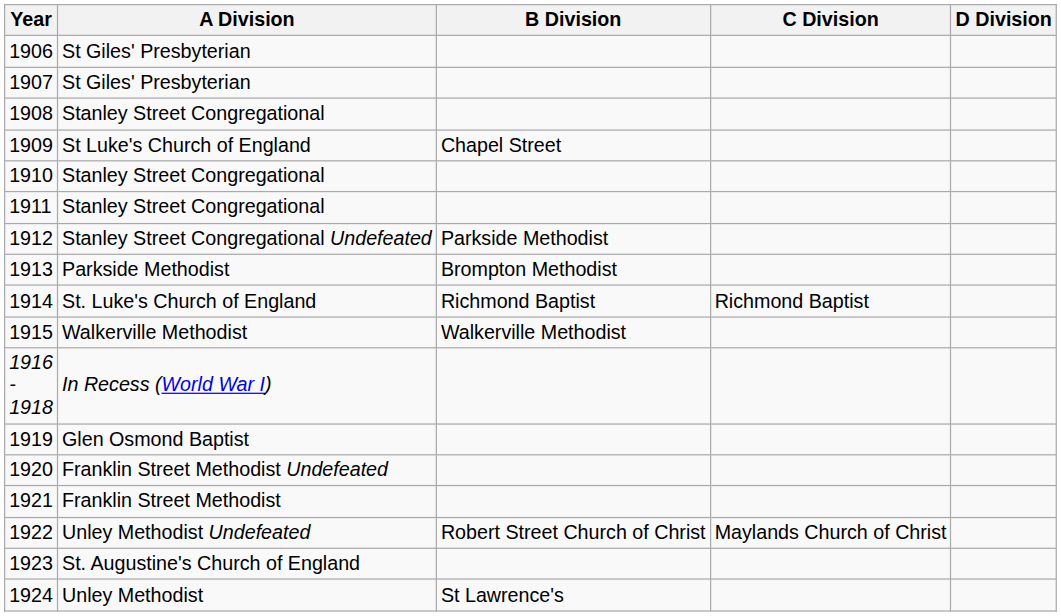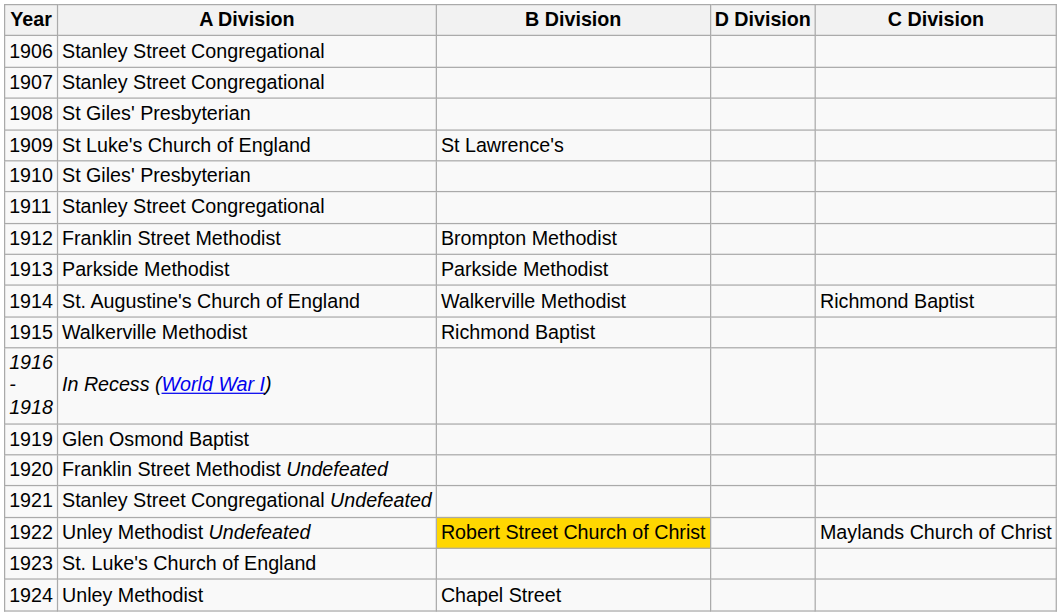columns swapped: (831, 20) <-> (1004, 20)
(156, 51) St Giles' Presbyterian -> (193, 51) Stanley Street Congregational
(156, 82) St Giles' Presbyterian -> (193, 82) Stanley Street Congregational
(193, 113) Stanley Street Congregational -> (156, 113) St Giles' Presbyterian
(501, 144) Chapel Street -> (502, 144) St Lawrence's
(193, 176) Stanley Street Congregational -> (156, 176) St Giles' Presbyterian
(247, 238) Stanley Street Congregational Undefeated -> (171, 238) Franklin Street Methodist
(525, 238) Parkside Methodist -> (529, 238) Brompton Methodist
(529, 269) Brompton Methodist -> (525, 269) Parkside Methodist
(189, 301) St. Luke's Church of England -> (211, 301) St. Augustine's Church of England
(518, 301) Richmond Baptist -> (533, 301) Walkerville Methodist
(533, 332) Walkerville Methodist -> (518, 332) Richmond Baptist
(171, 501) Franklin Street Methodist -> (247, 501) Stanley Street Congregational Undefeated
(573, 532) no background -> (573, 532) gold background
(211, 563) St. Augustine's Church of England -> (189, 563) St. Luke's Church of England
(502, 594) St Lawrence's -> (501, 594) Chapel Street
